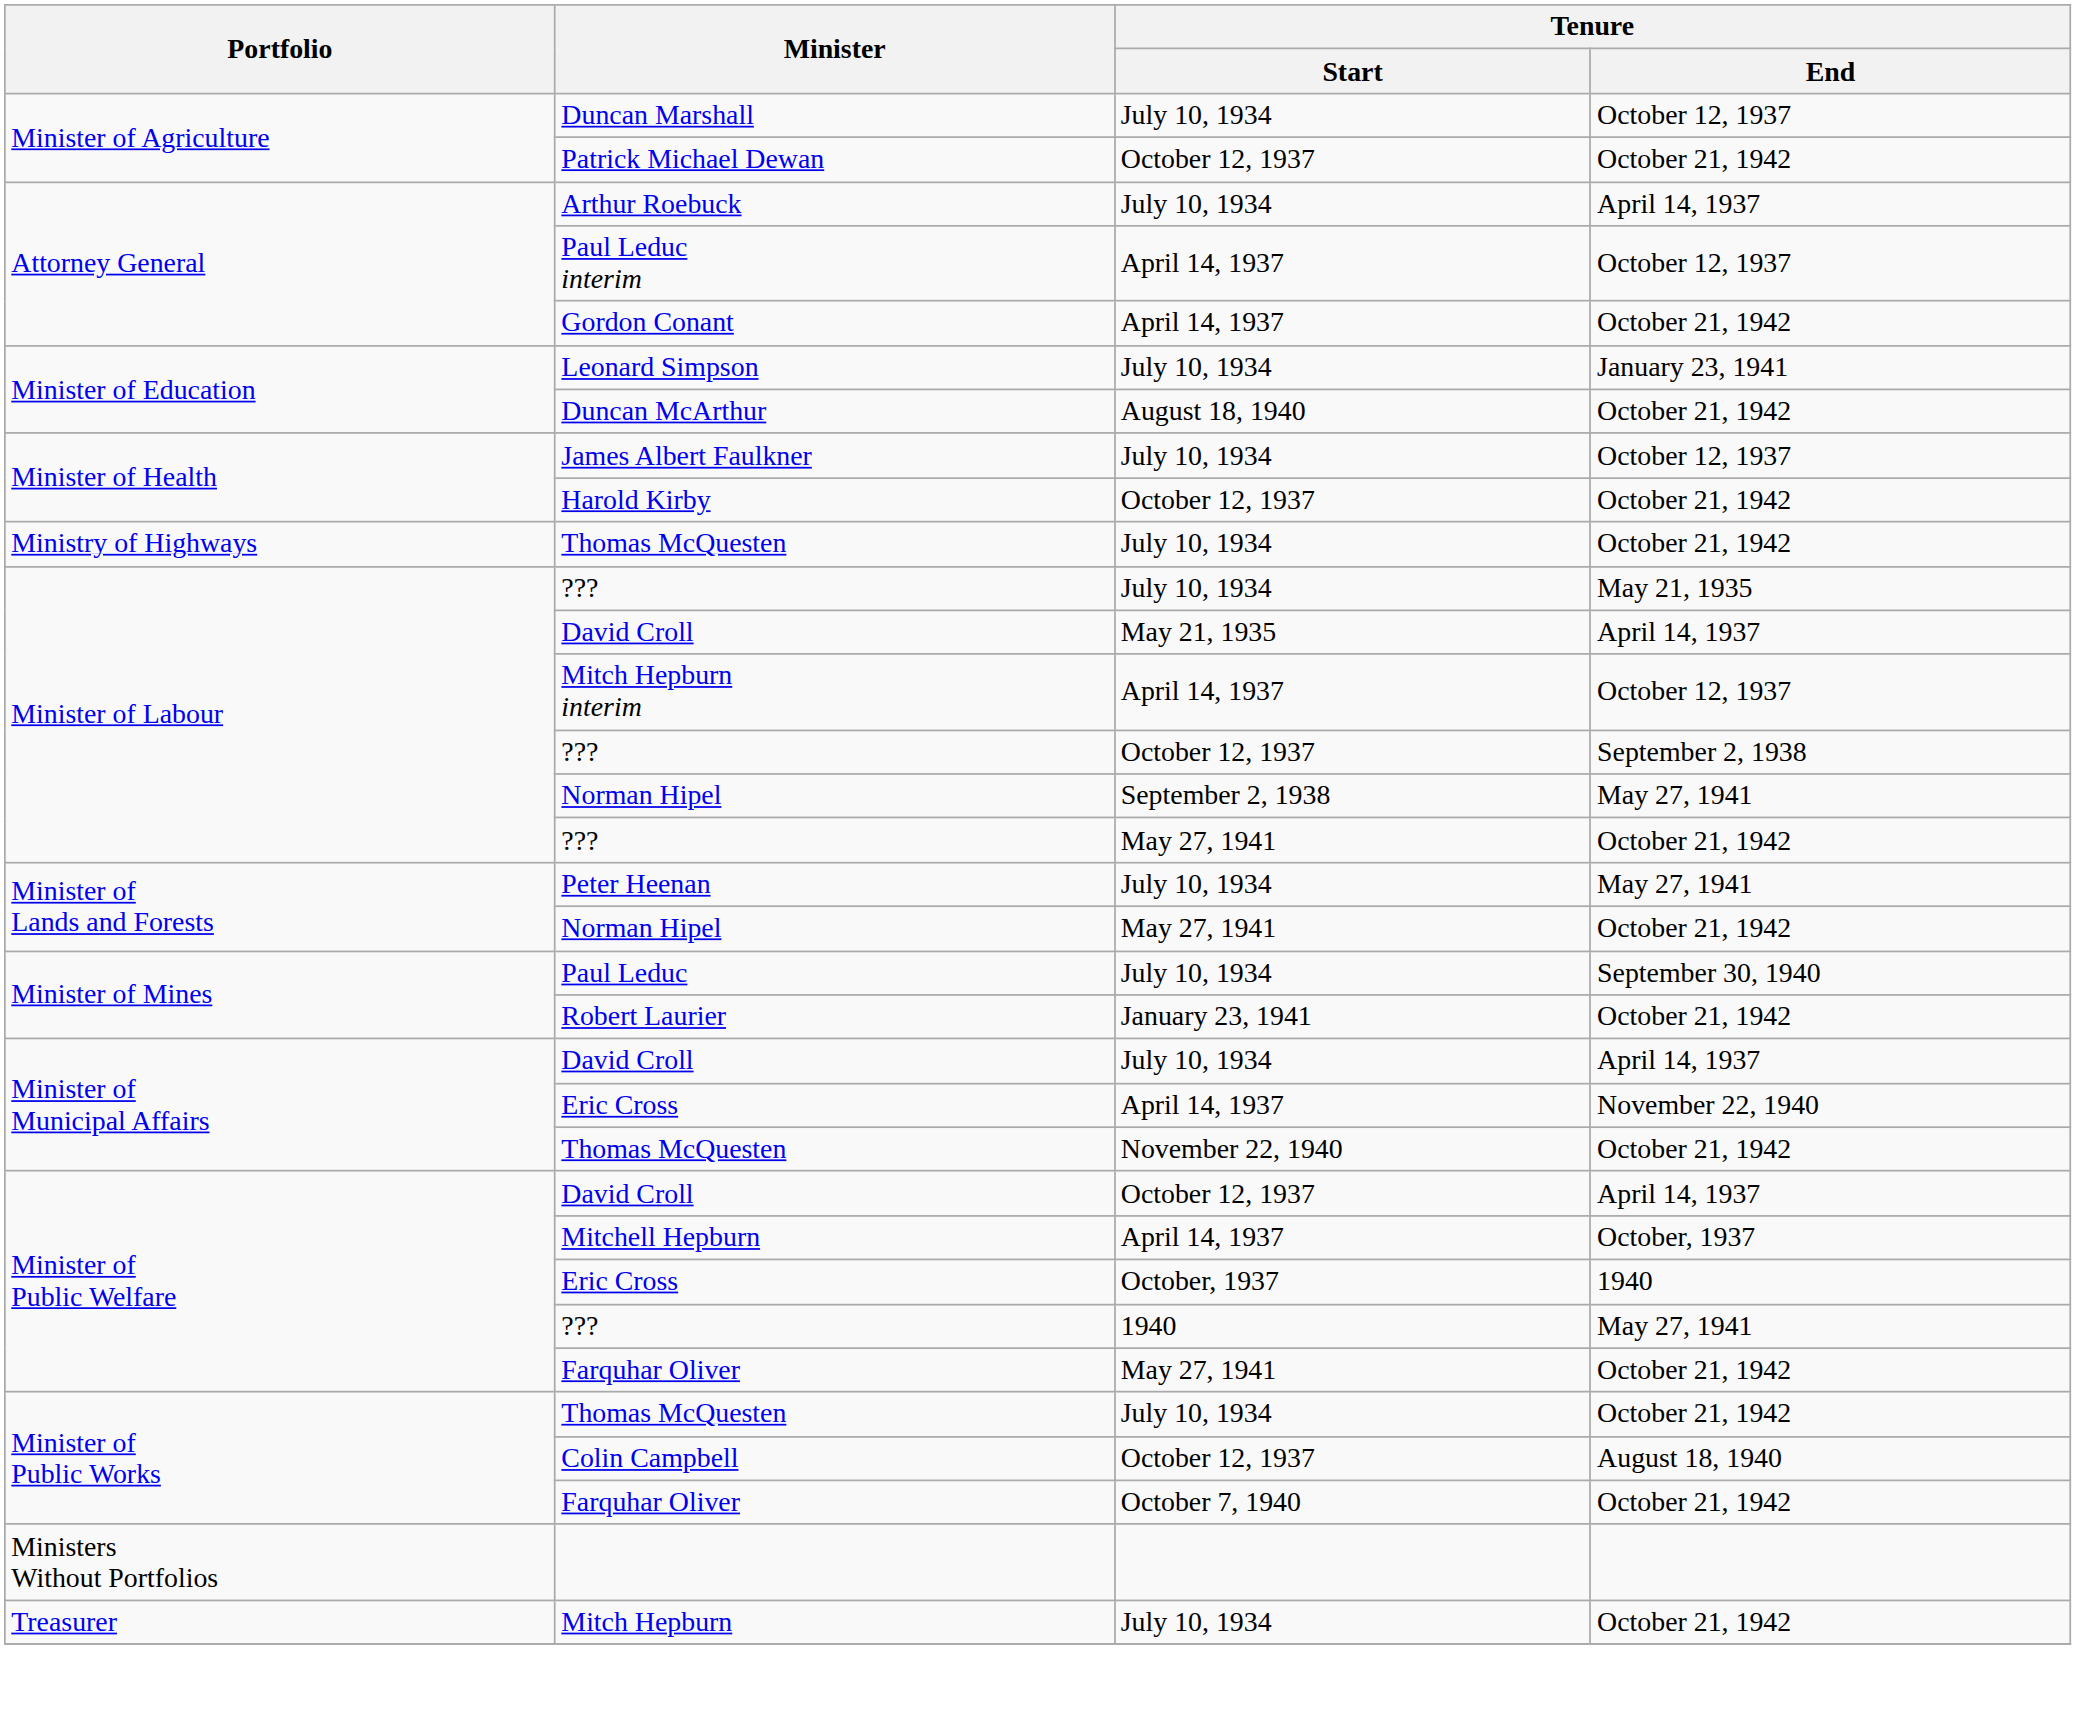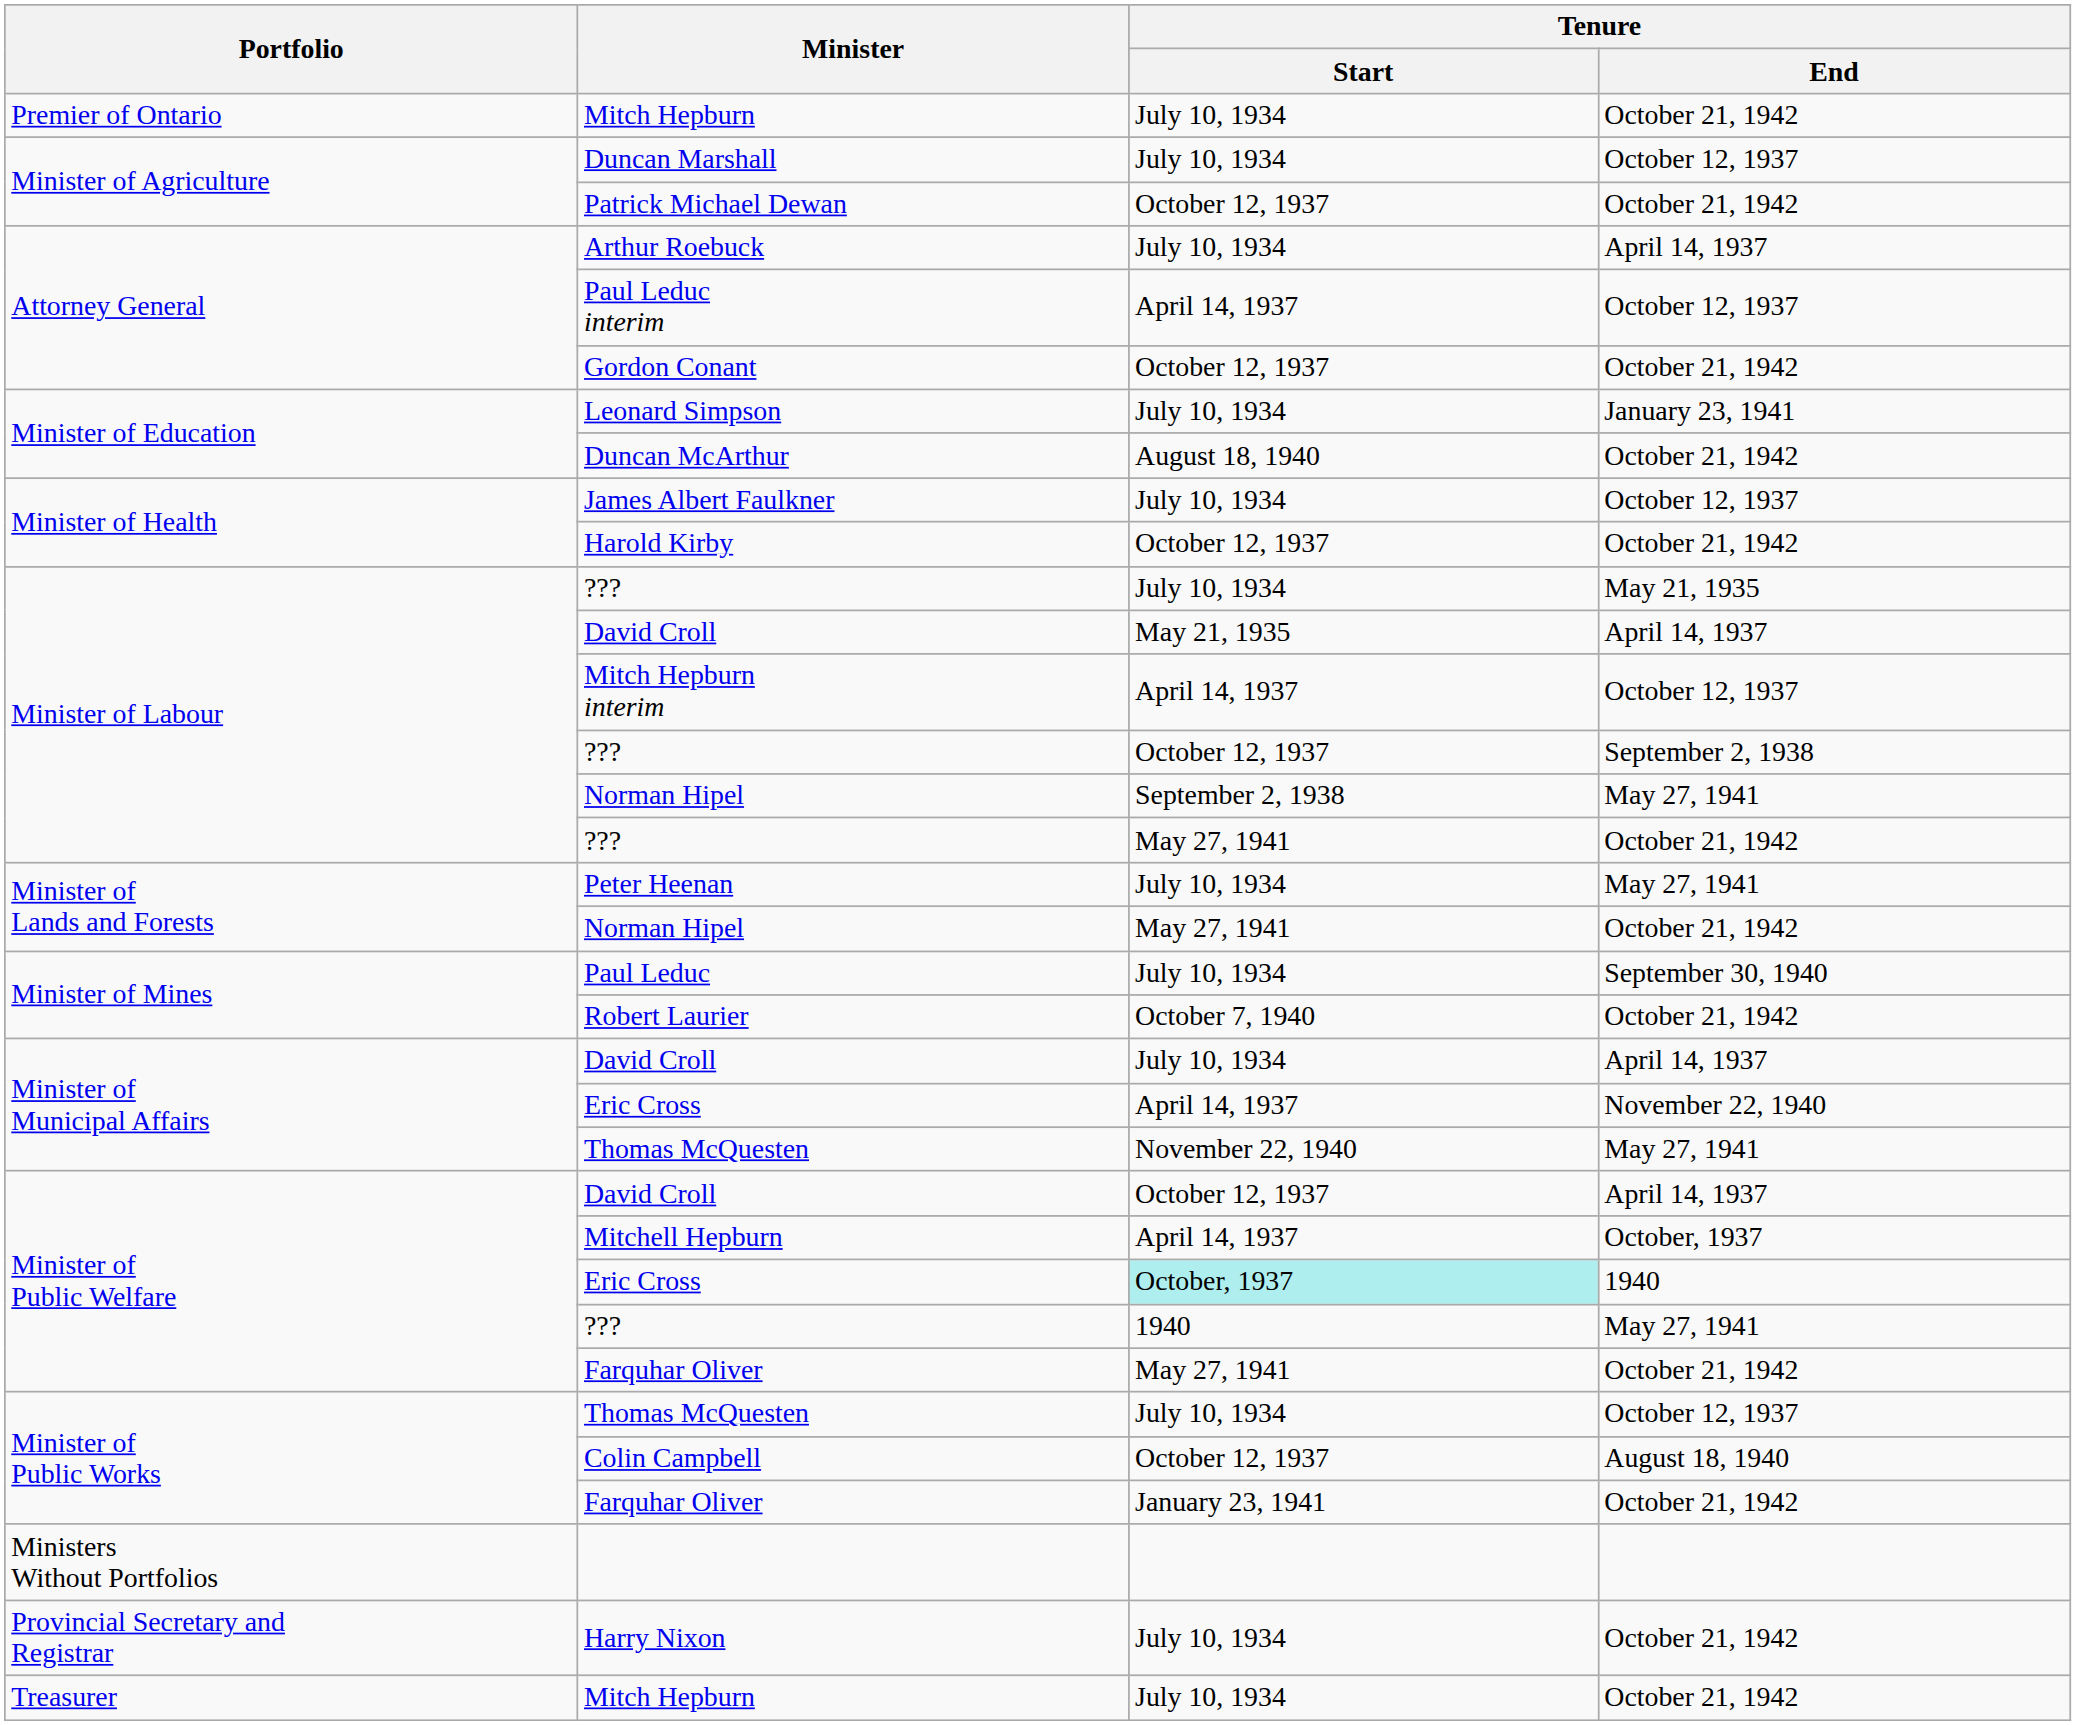+ row: (116, 114)
(1202, 322) April 14, 1937 -> (1232, 366) October 12, 1937
- row: (134, 543)
(1216, 1016) January 23, 1941 -> (1225, 1016) October 7, 1940
(1694, 1148) October 21, 1942 -> (1682, 1148) May 27, 1941
(1200, 1281) no background -> (1214, 1281) paleturquoise background
(1694, 1413) October 21, 1942 -> (1701, 1413) October 12, 1937
(1211, 1502) October 7, 1940 -> (1231, 1502) January 23, 1941
+ row: (148, 1637)
